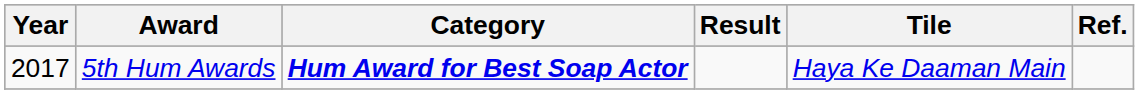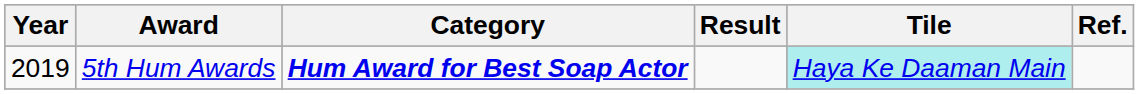(40, 67) 2017 -> (40, 67) 2019
(929, 67) no background -> (929, 67) paleturquoise background
